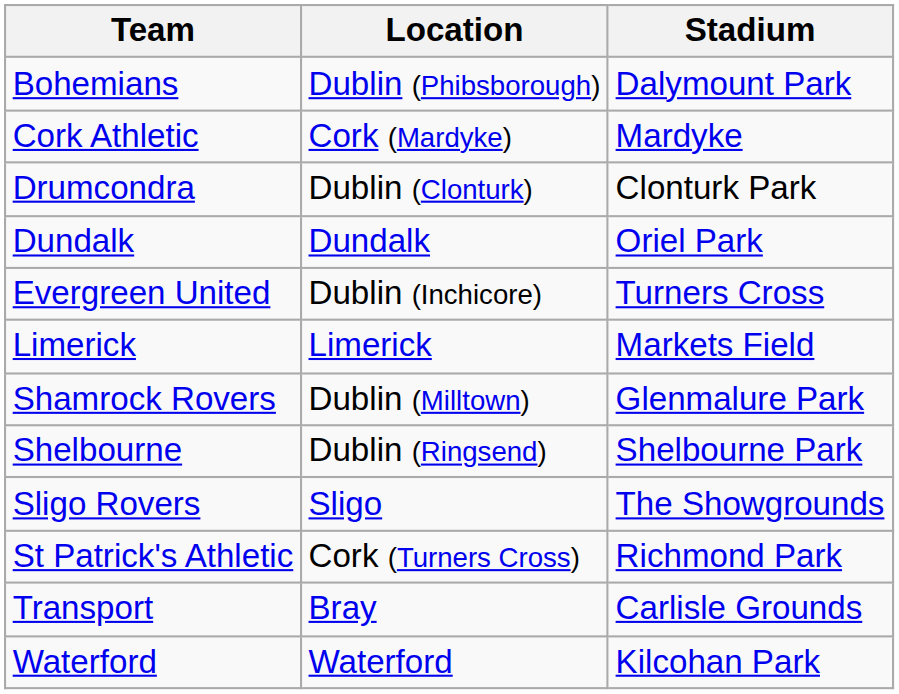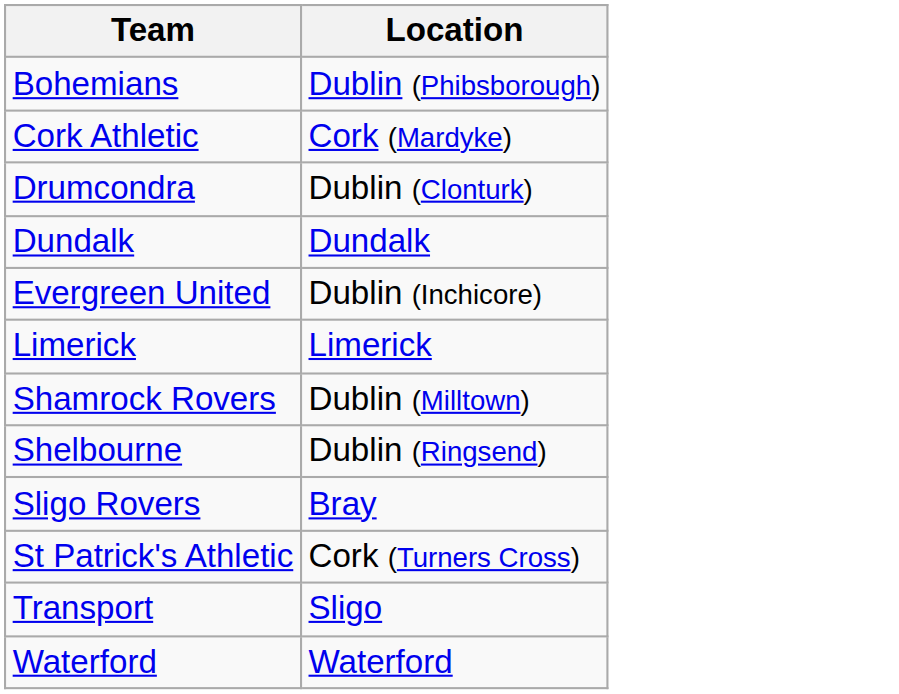- column: (750, 30)
(345, 503) Sligo -> (343, 503) Bray
(343, 608) Bray -> (345, 608) Sligo
